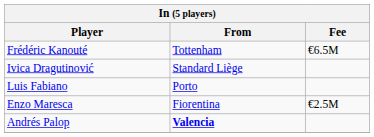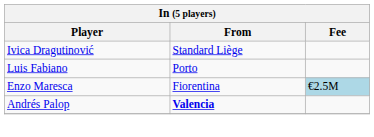- row: (47, 50)
(323, 104) no background -> (323, 86) lightblue background
